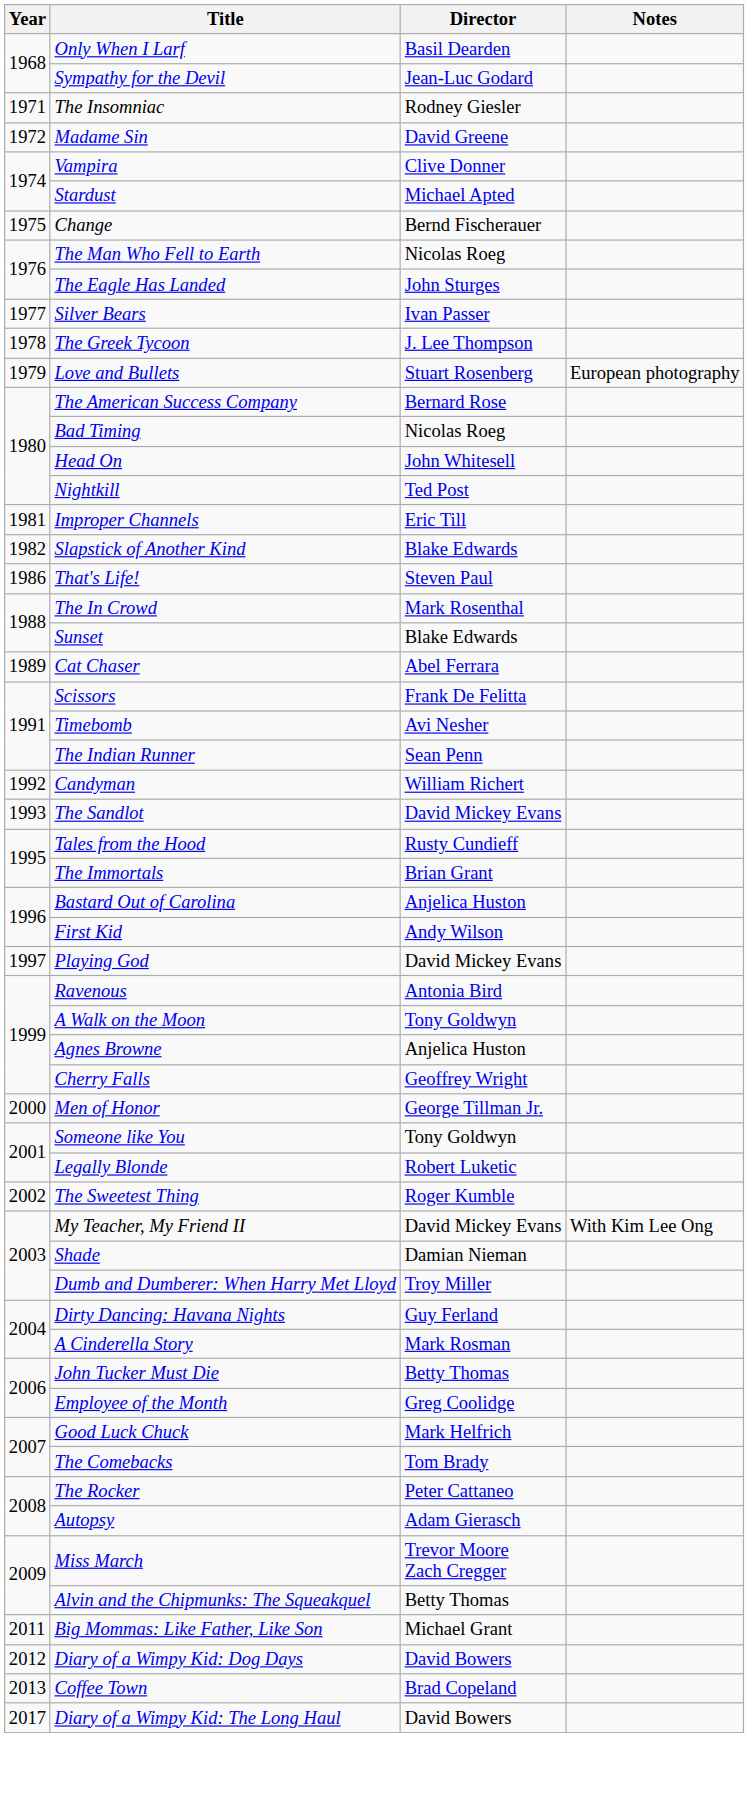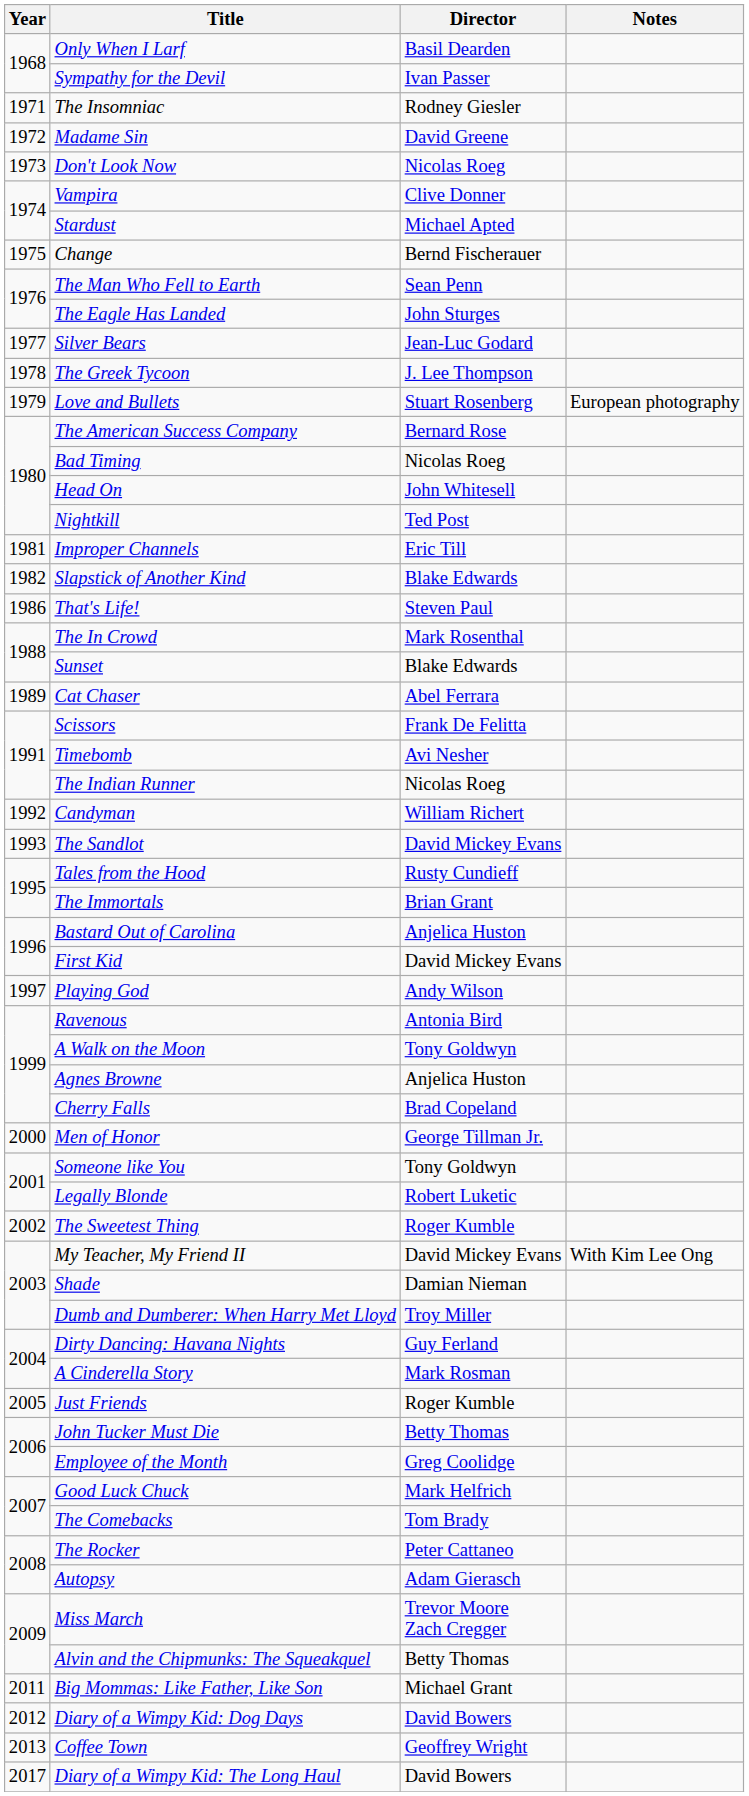(469, 78) Jean-Luc Godard -> (447, 78) Ivan Passer
+ row: (115, 166)
(455, 254) Nicolas Roeg -> (444, 284) Sean Penn
(447, 313) Ivan Passer -> (469, 343) Jean-Luc Godard
(444, 755) Sean Penn -> (455, 784) Nicolas Roeg
(454, 931) Andy Wilson -> (483, 961) David Mickey Evans
(483, 961) David Mickey Evans -> (454, 990) Andy Wilson
(466, 1078) Geoffrey Wright -> (461, 1108) Brad Copeland
+ row: (101, 1402)
(461, 1688) Brad Copeland -> (466, 1747) Geoffrey Wright
